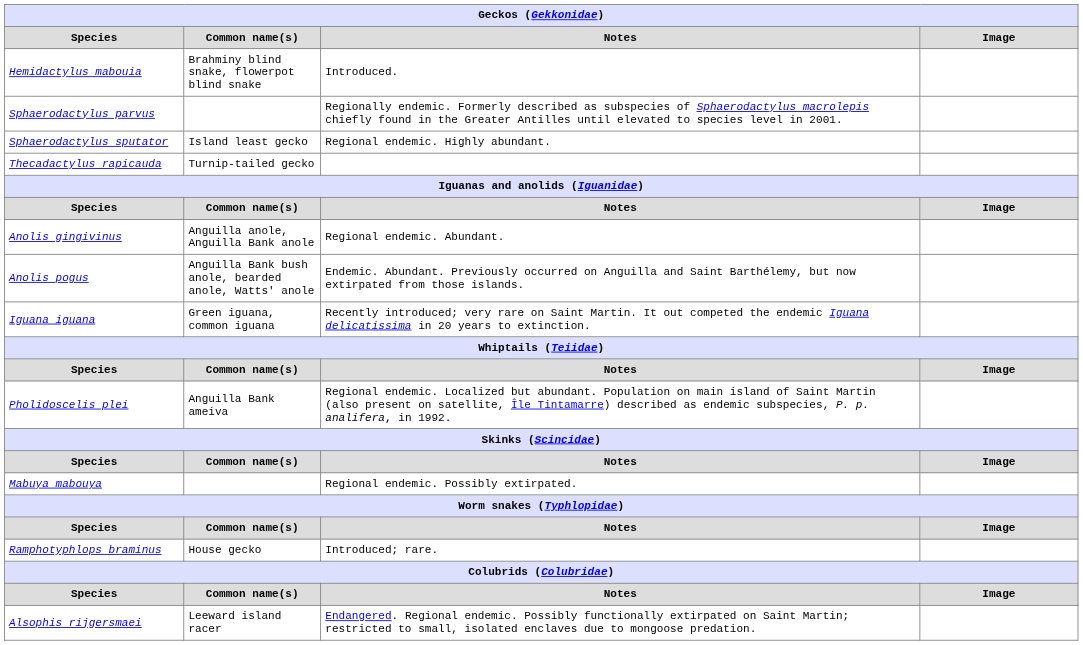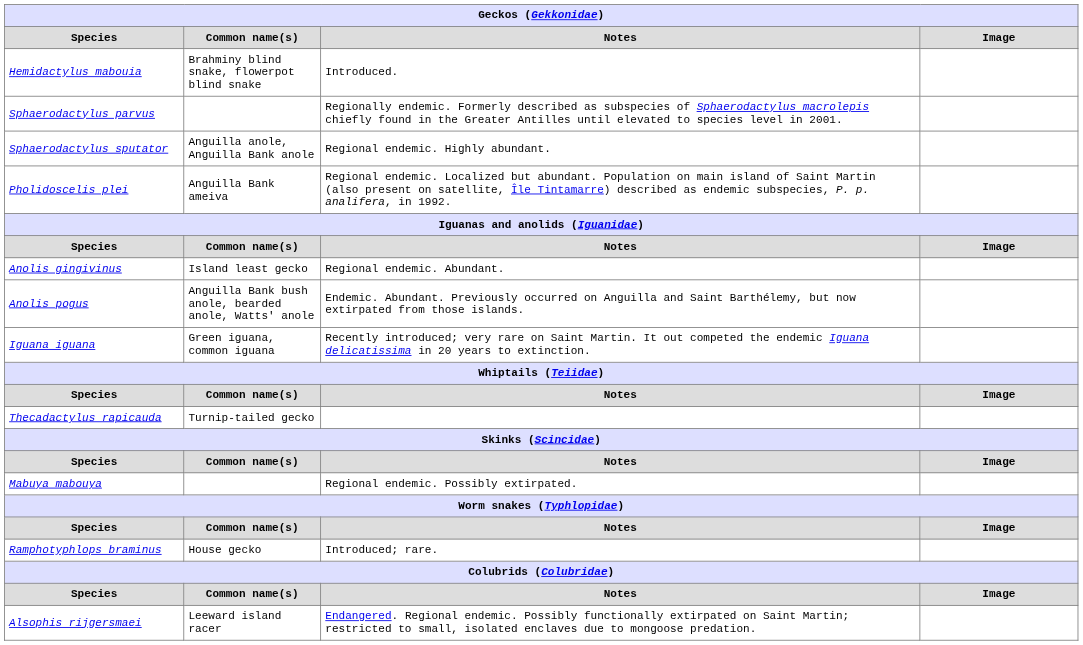(248, 142) Island least gecko -> (251, 148) Anguilla anole, Anguilla Bank anole
rows swapped: (85, 164) <-> (69, 405)
(251, 237) Anguilla anole, Anguilla Bank anole -> (248, 269) Island least gecko
